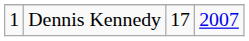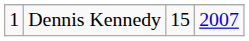(180, 20) 17 -> (180, 20) 15
